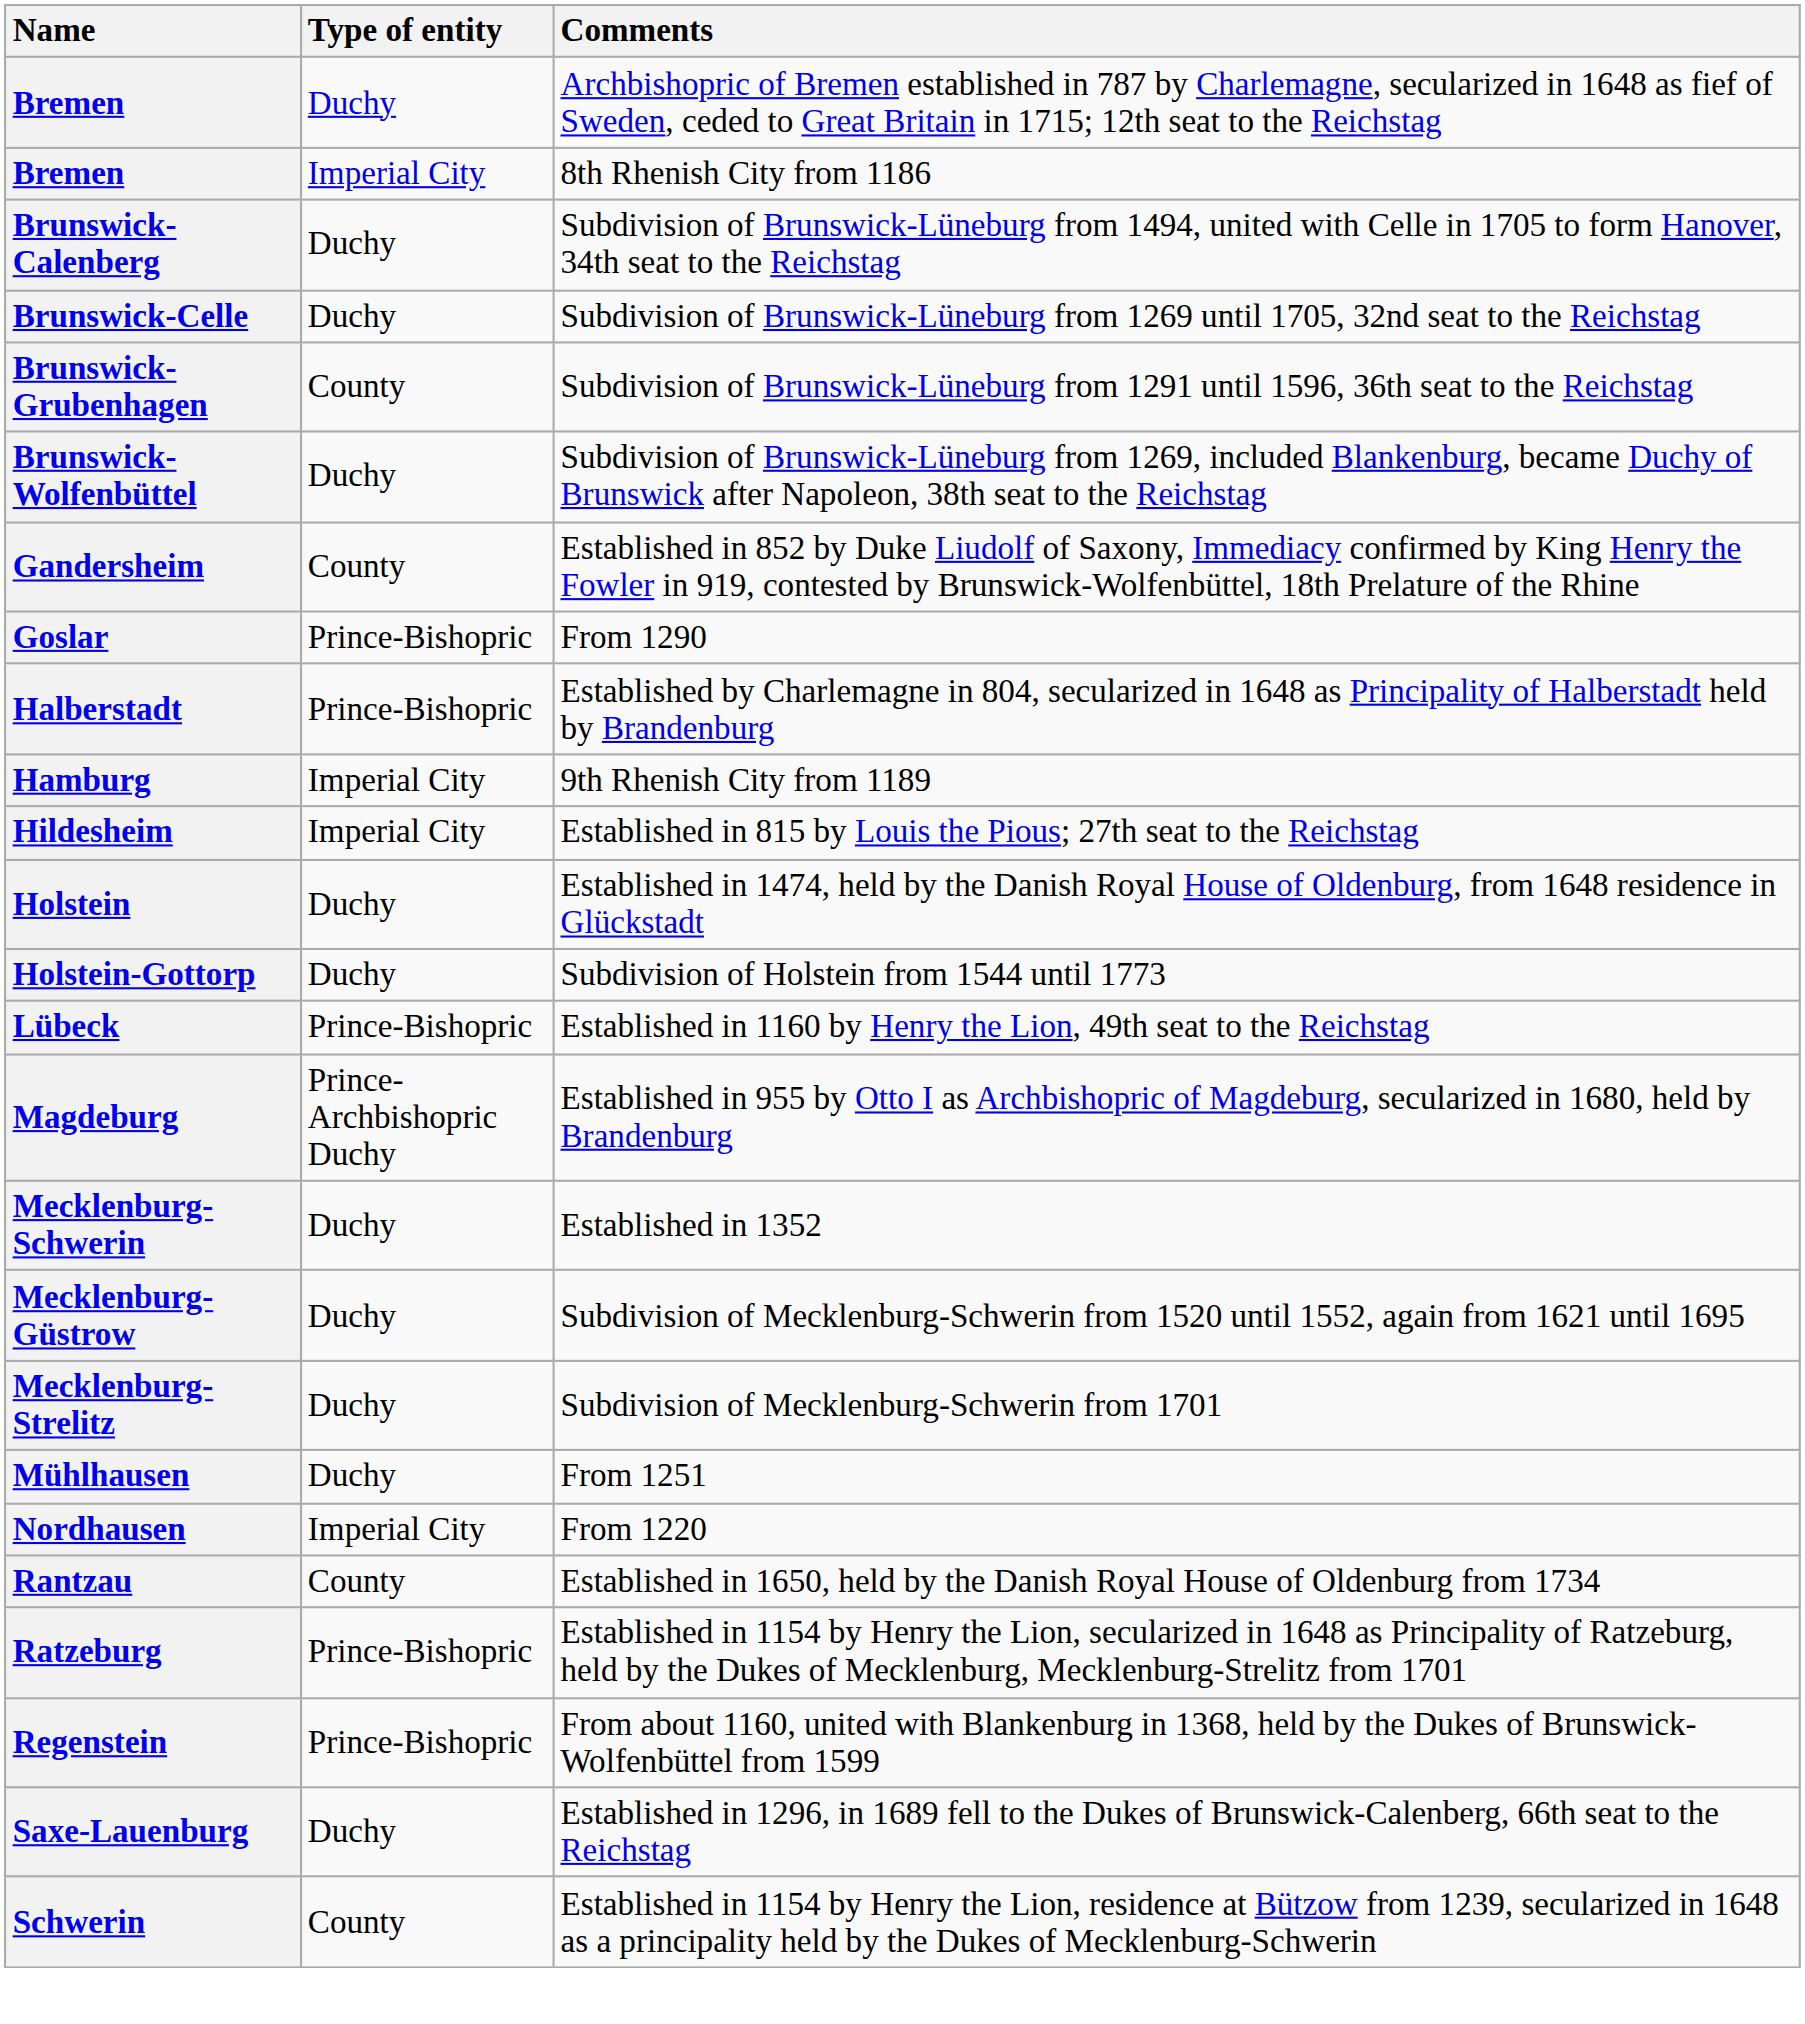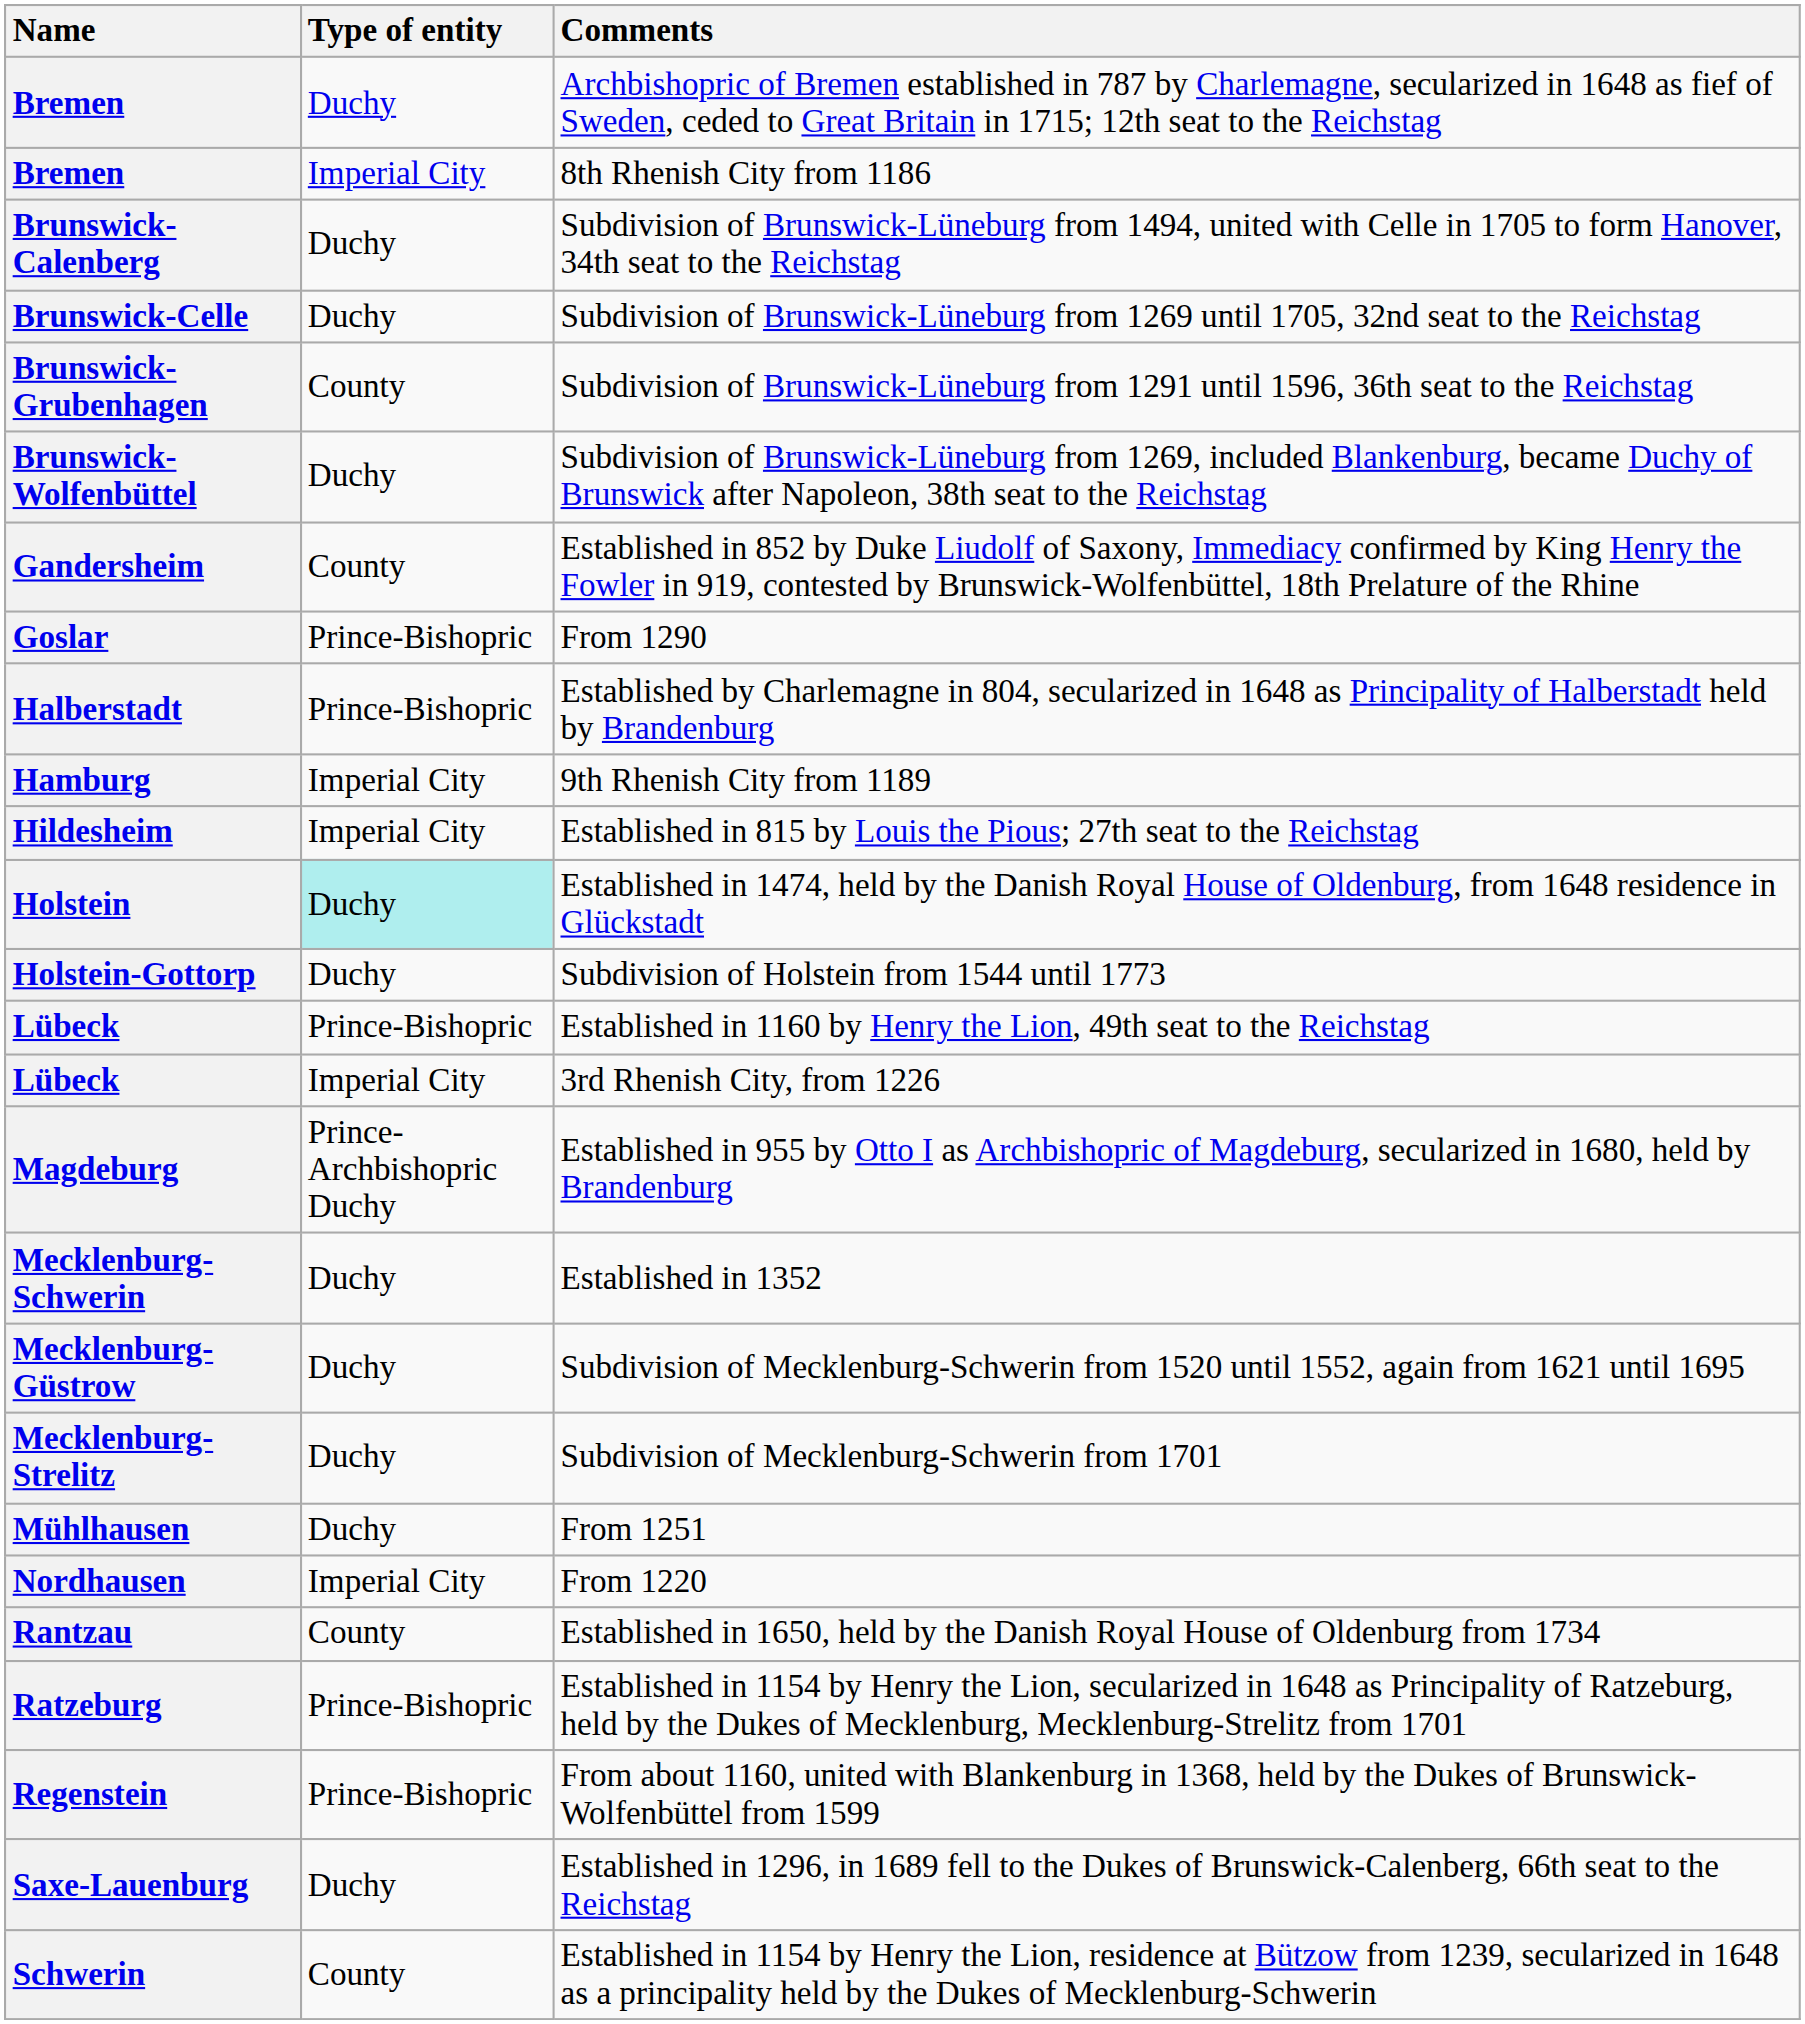(352, 903) no background -> (352, 903) paleturquoise background
+ row: (66, 1079)
